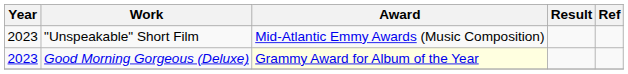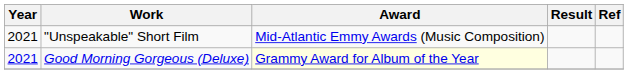(23, 36) 2023 -> (23, 36) 2021
(23, 58) 2023 -> (23, 58) 2021
